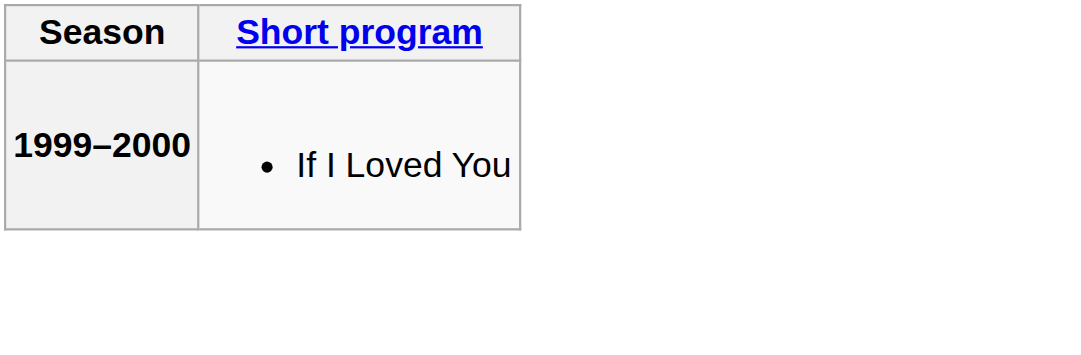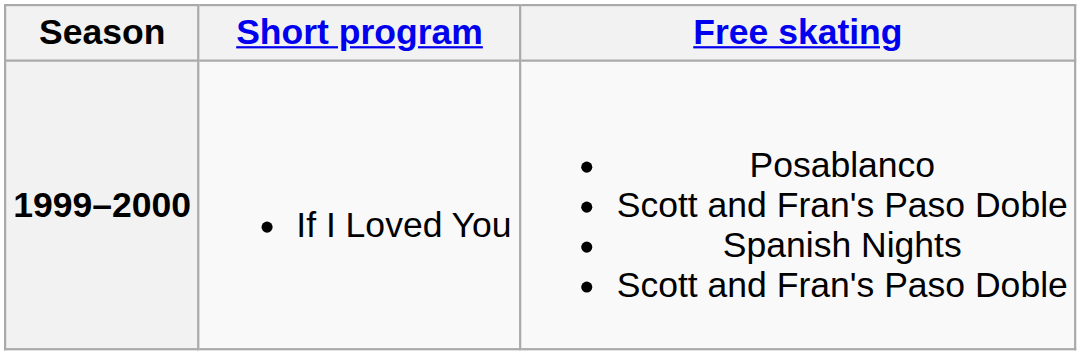+ column: (798, 32)
